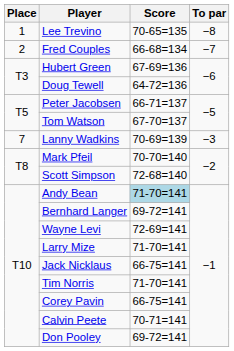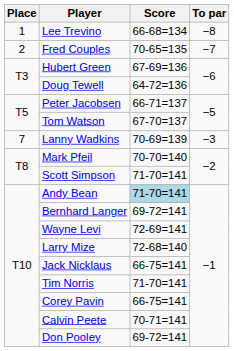(160, 31) 70-65=135 -> (160, 31) 66-68=134
(160, 49) 66-68=134 -> (160, 49) 70-65=135
(160, 175) 72-68=140 -> (160, 175) 71-70=141
(160, 247) 71-70=141 -> (160, 247) 72-68=140
